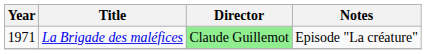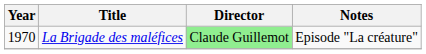(22, 37) 1971 -> (22, 37) 1970
